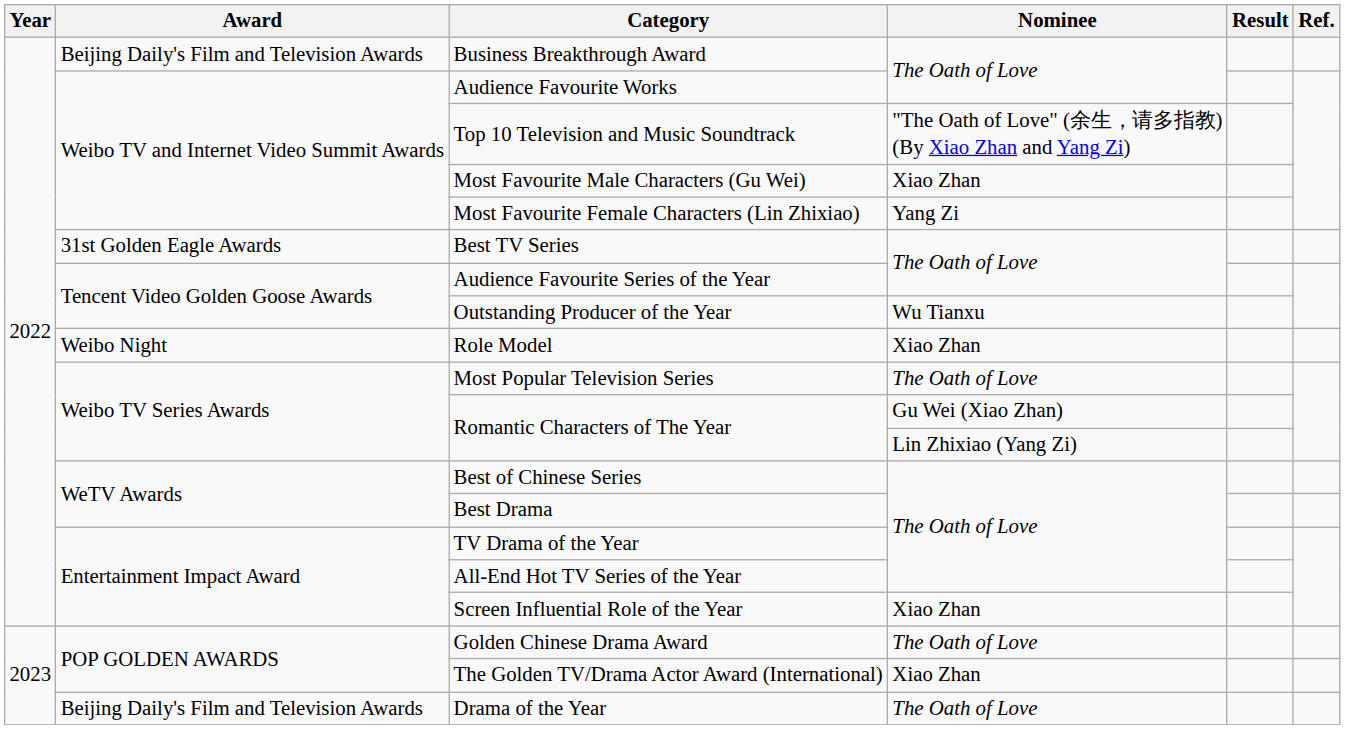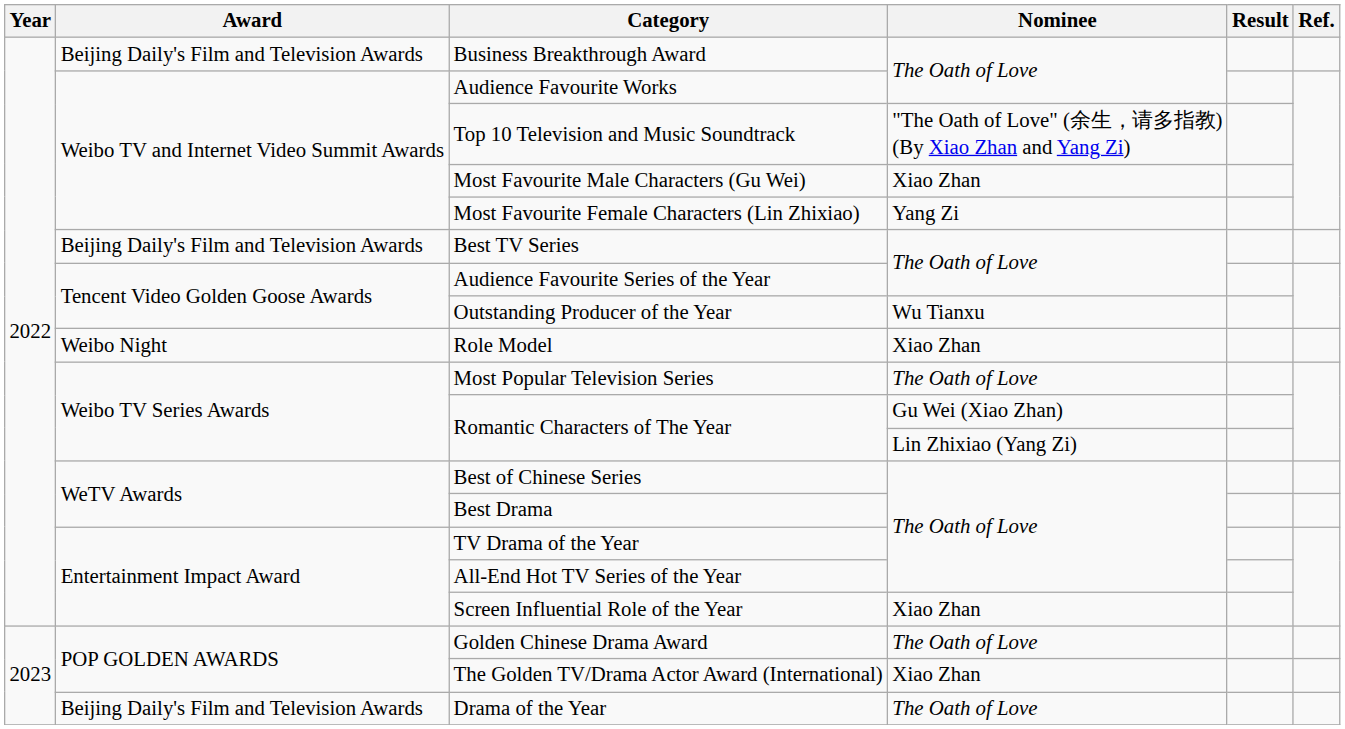(171, 246) 31st Golden Eagle Awards -> (242, 246) Beijing Daily's Film and Television Awards
